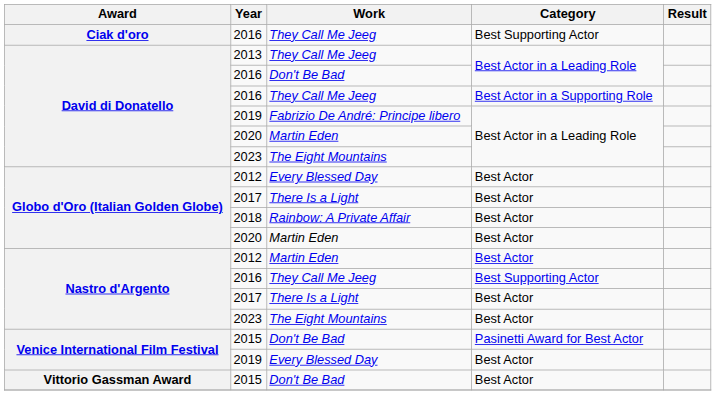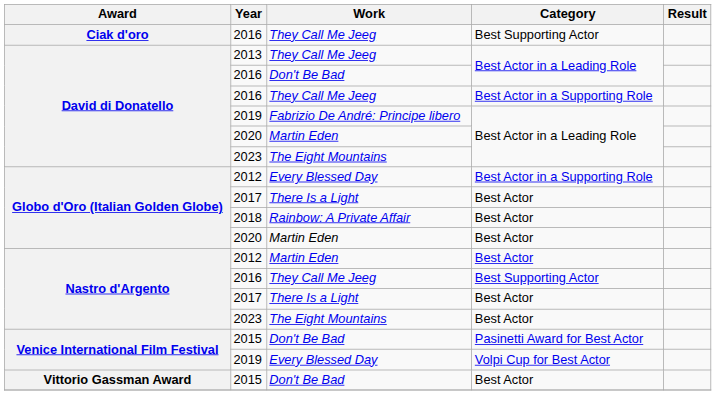(504, 177) Best Actor -> (564, 177) Best Actor in a Supporting Role
(504, 359) Best Actor -> (542, 359) Volpi Cup for Best Actor
